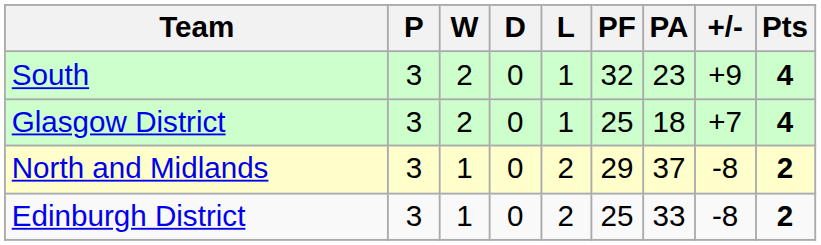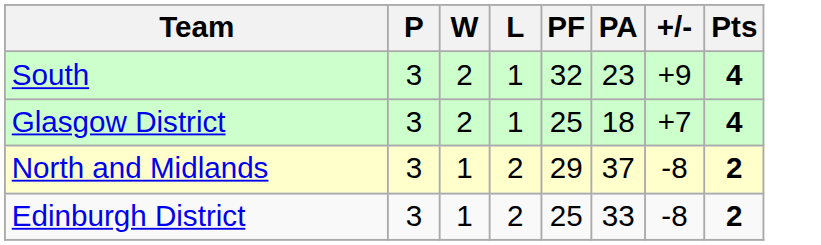- column: (515, 27)
